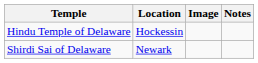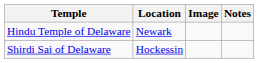(159, 31) Hockessin -> (154, 31) Newark
(154, 49) Newark -> (159, 49) Hockessin
